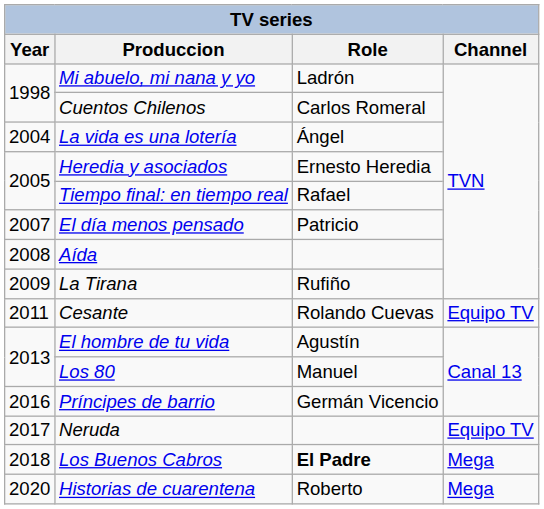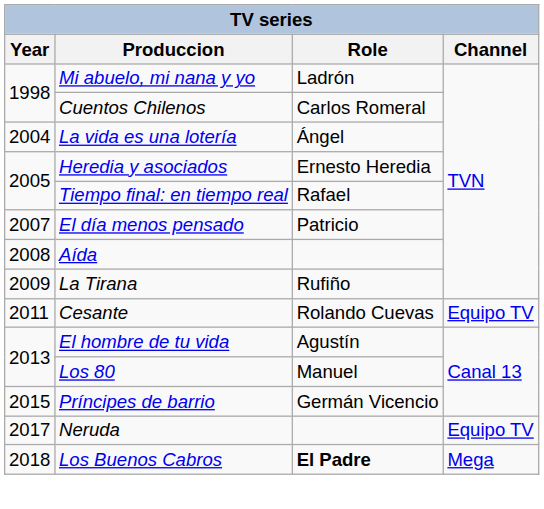(30, 401) 2016 -> (30, 401) 2015
- row: (157, 489)
